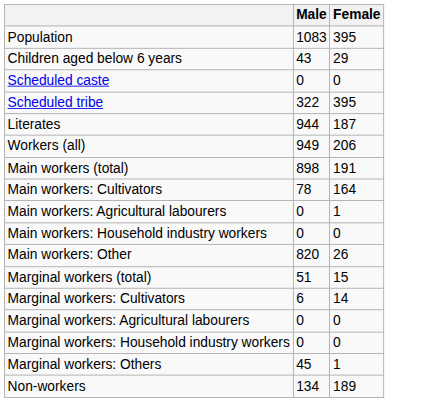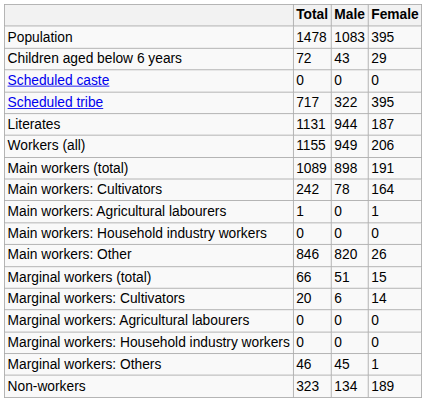+ column: (312, 15)
